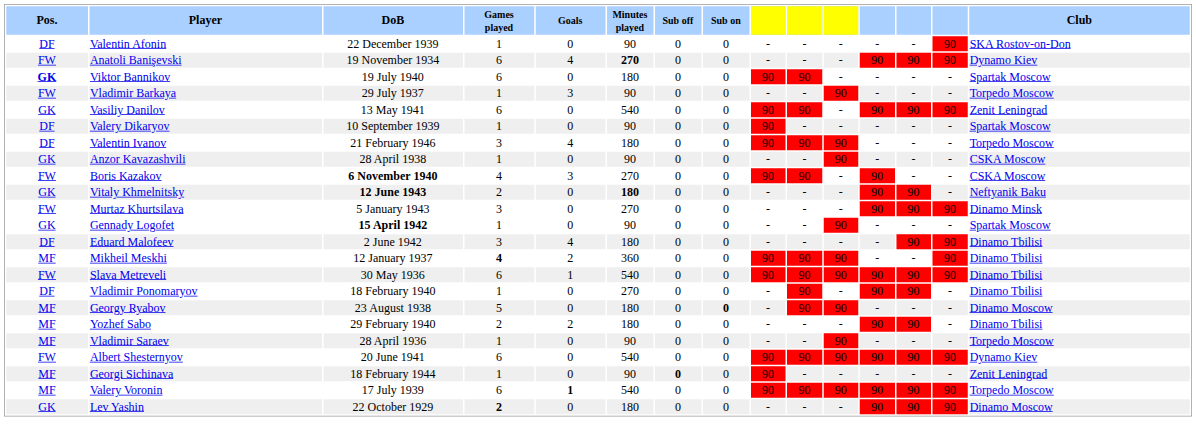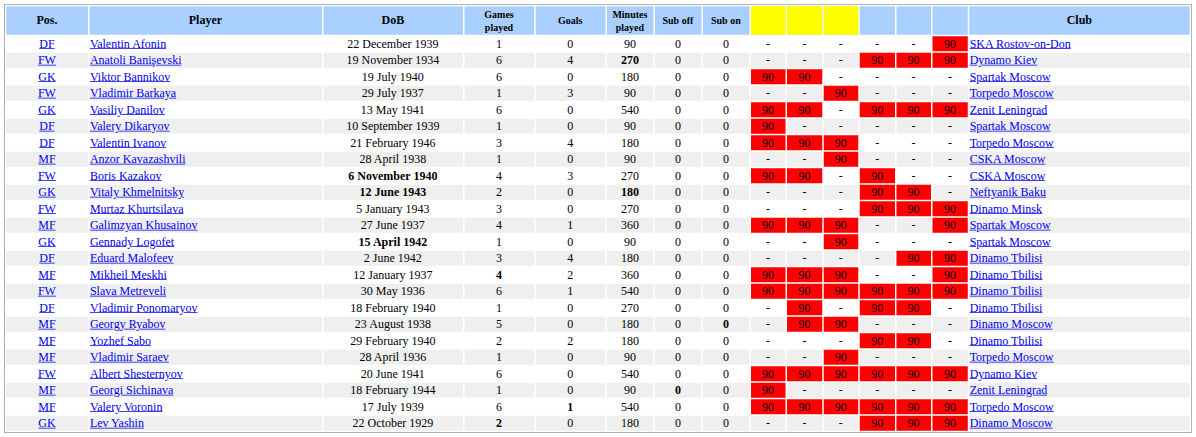(47, 76) bold -> (47, 76) normal
(47, 159) GK -> (47, 159) MF
+ row: (144, 225)
